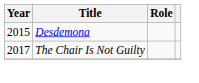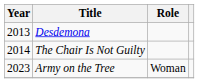(19, 31) 2015 -> (19, 31) 2013
(19, 50) 2017 -> (19, 50) 2014
+ row: (75, 68)
